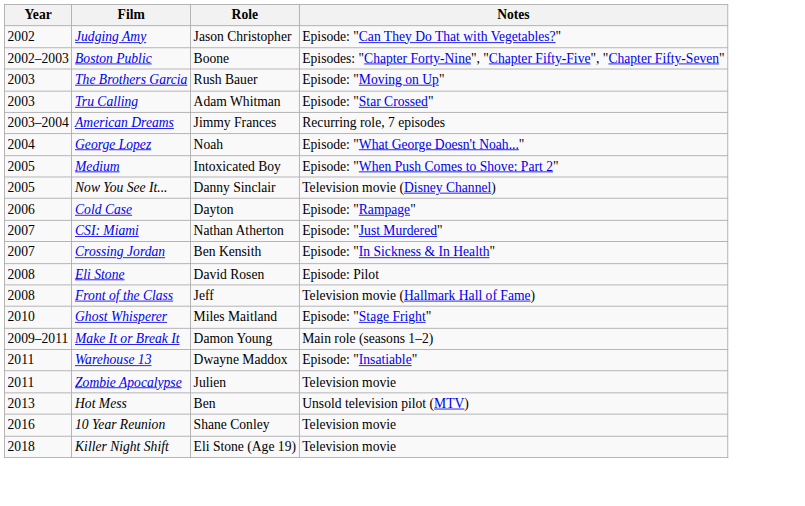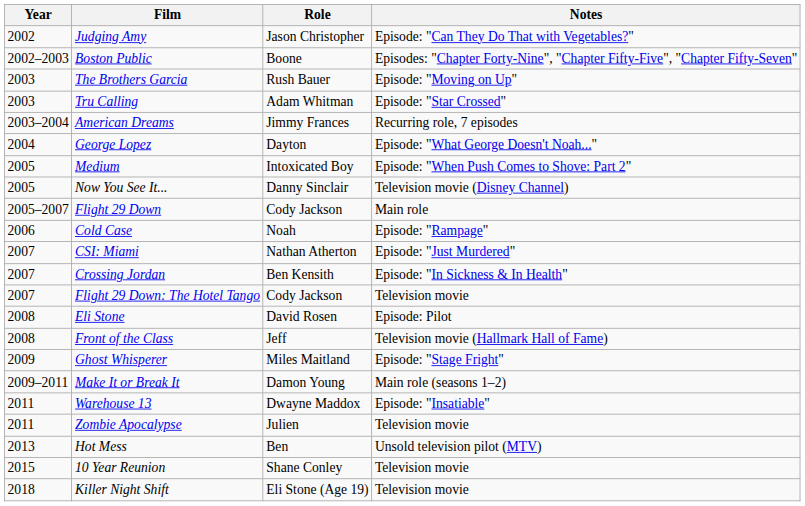(208, 144) Noah -> (286, 144) Dayton
+ row: (118, 209)
(214, 209) Dayton -> (281, 230) Noah
+ row: (168, 295)
(21, 317) 2010 -> (21, 360) 2009
(21, 425) 2016 -> (21, 468) 2015
